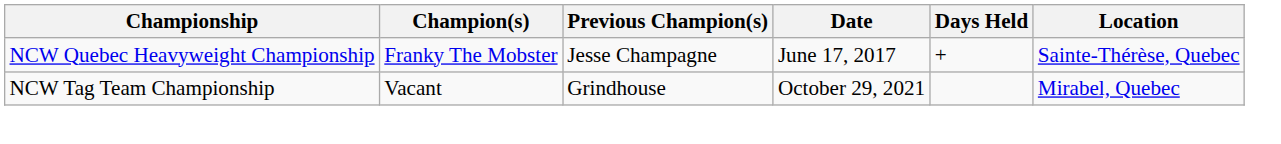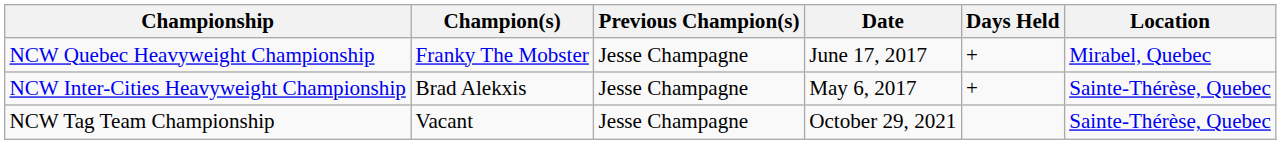(1139, 54) Sainte-Thérèse, Quebec -> (1140, 54) Mirabel, Quebec
+ row: (208, 88)
(617, 88) Grindhouse -> (673, 121) Jesse Champagne
(1109, 88) Mirabel, Quebec -> (1170, 121) Sainte-Thérèse, Quebec
